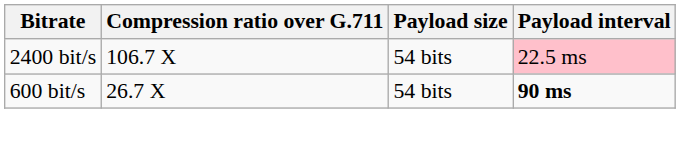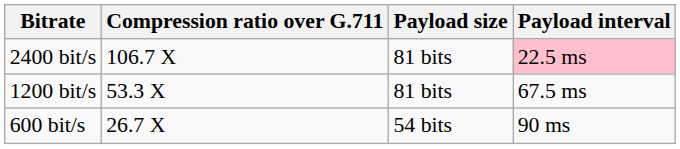(423, 56) 54 bits -> (423, 56) 81 bits
+ row: (53, 90)
(545, 90) bold -> (544, 125) normal
